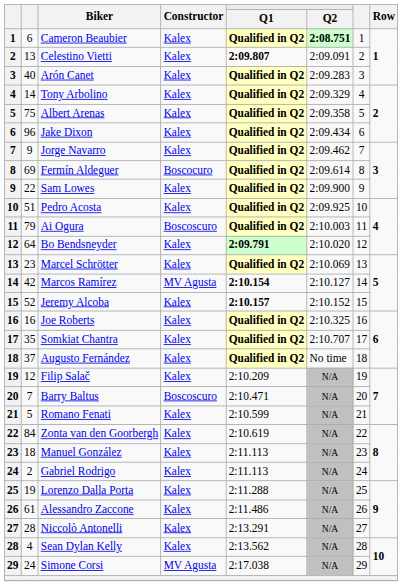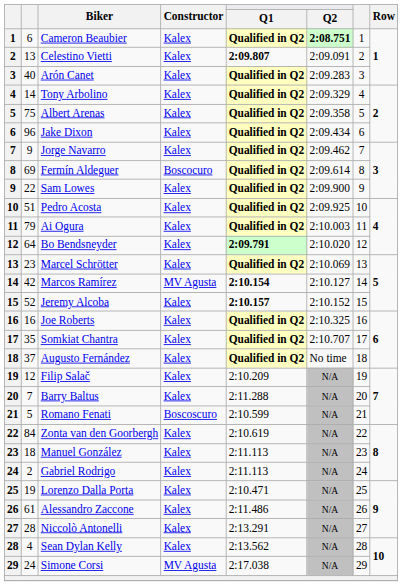(190, 226) Boscoscuro -> (177, 226) Kalex
(190, 395) Boscoscuro -> (177, 395) Kalex
(249, 395) 2:10.471 -> (249, 395) 2:11.288
(177, 414) Kalex -> (190, 414) Boscoscuro
(249, 490) 2:11.288 -> (249, 490) 2:10.471
